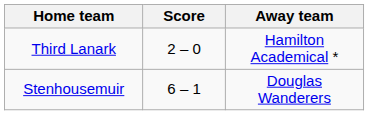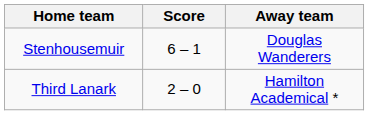rows swapped: (74, 89) <-> (74, 48)
